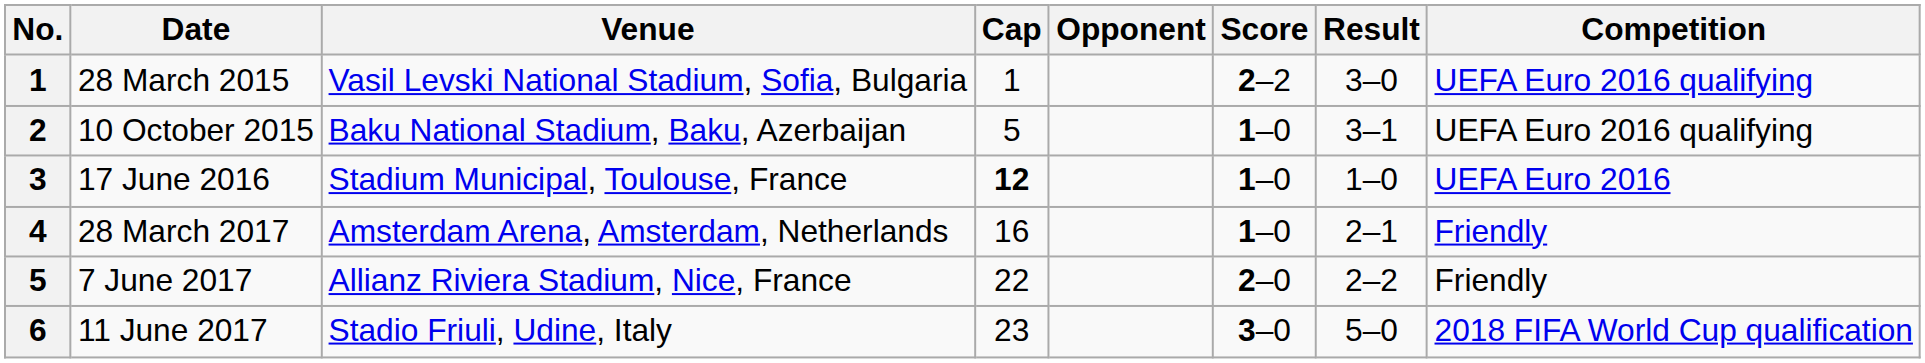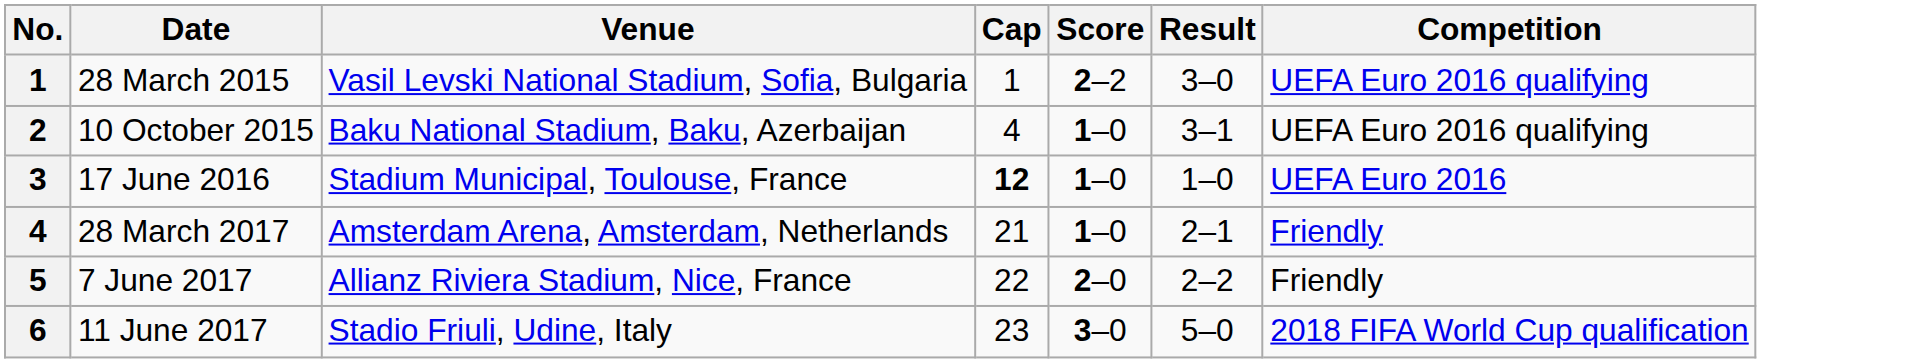- column: (1131, 29)
(1012, 130) 5 -> (1012, 130) 4
(1012, 230) 16 -> (1012, 230) 21
